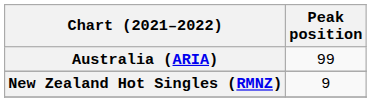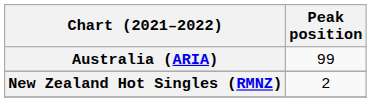(326, 84) 9 -> (326, 84) 2
